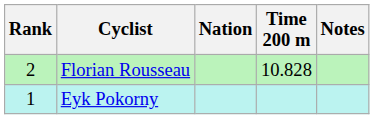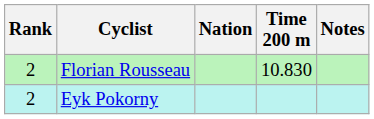(286, 69) 10.828 -> (286, 69) 10.830
(31, 98) 1 -> (31, 98) 2
